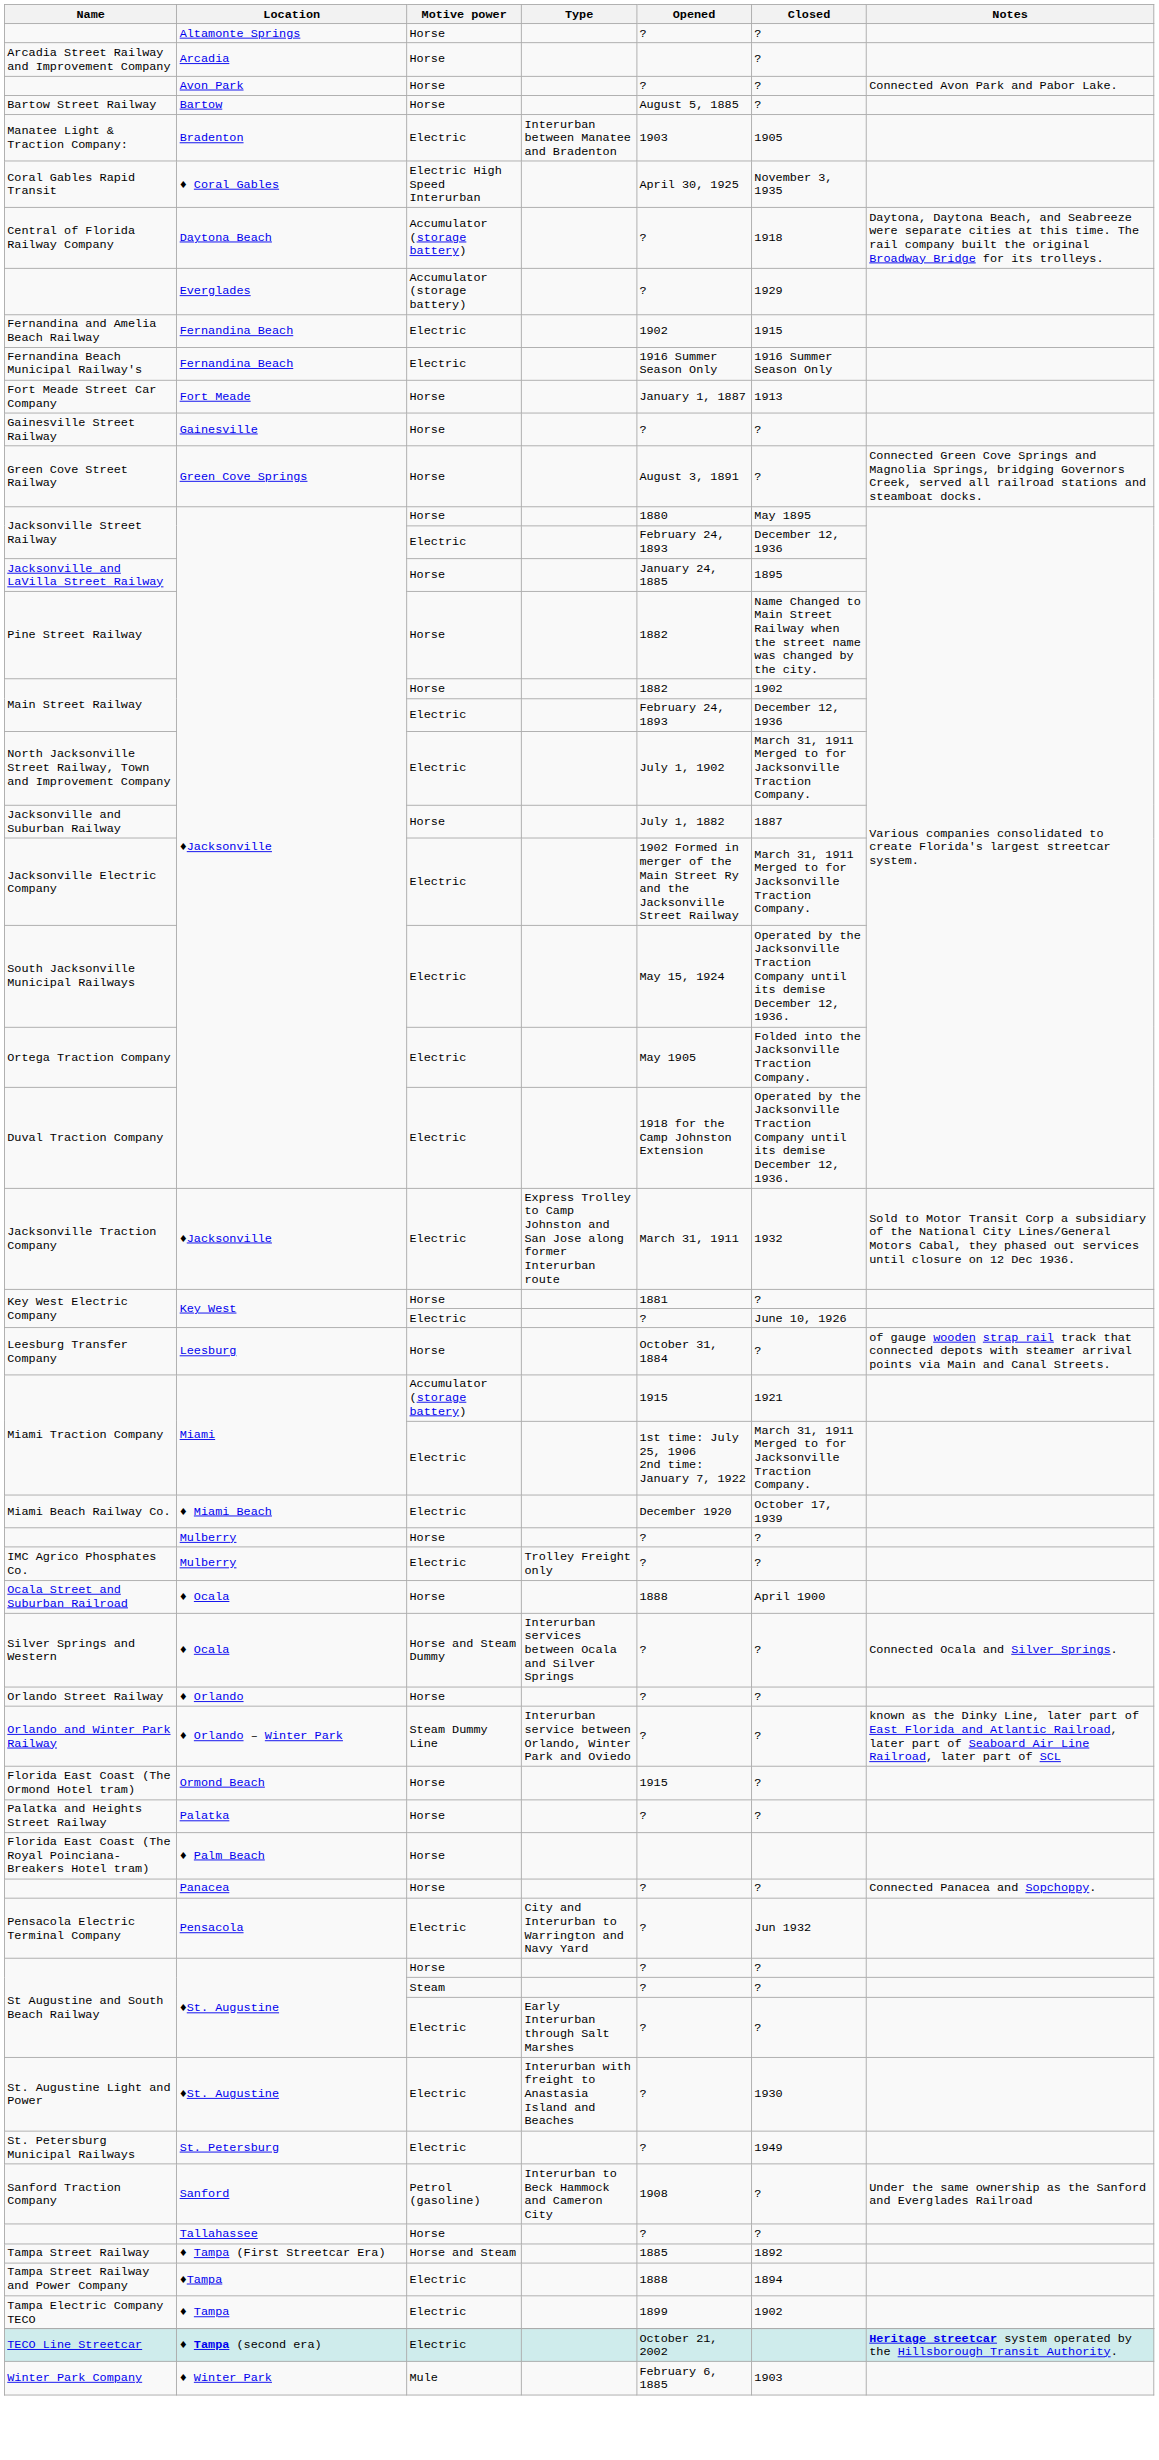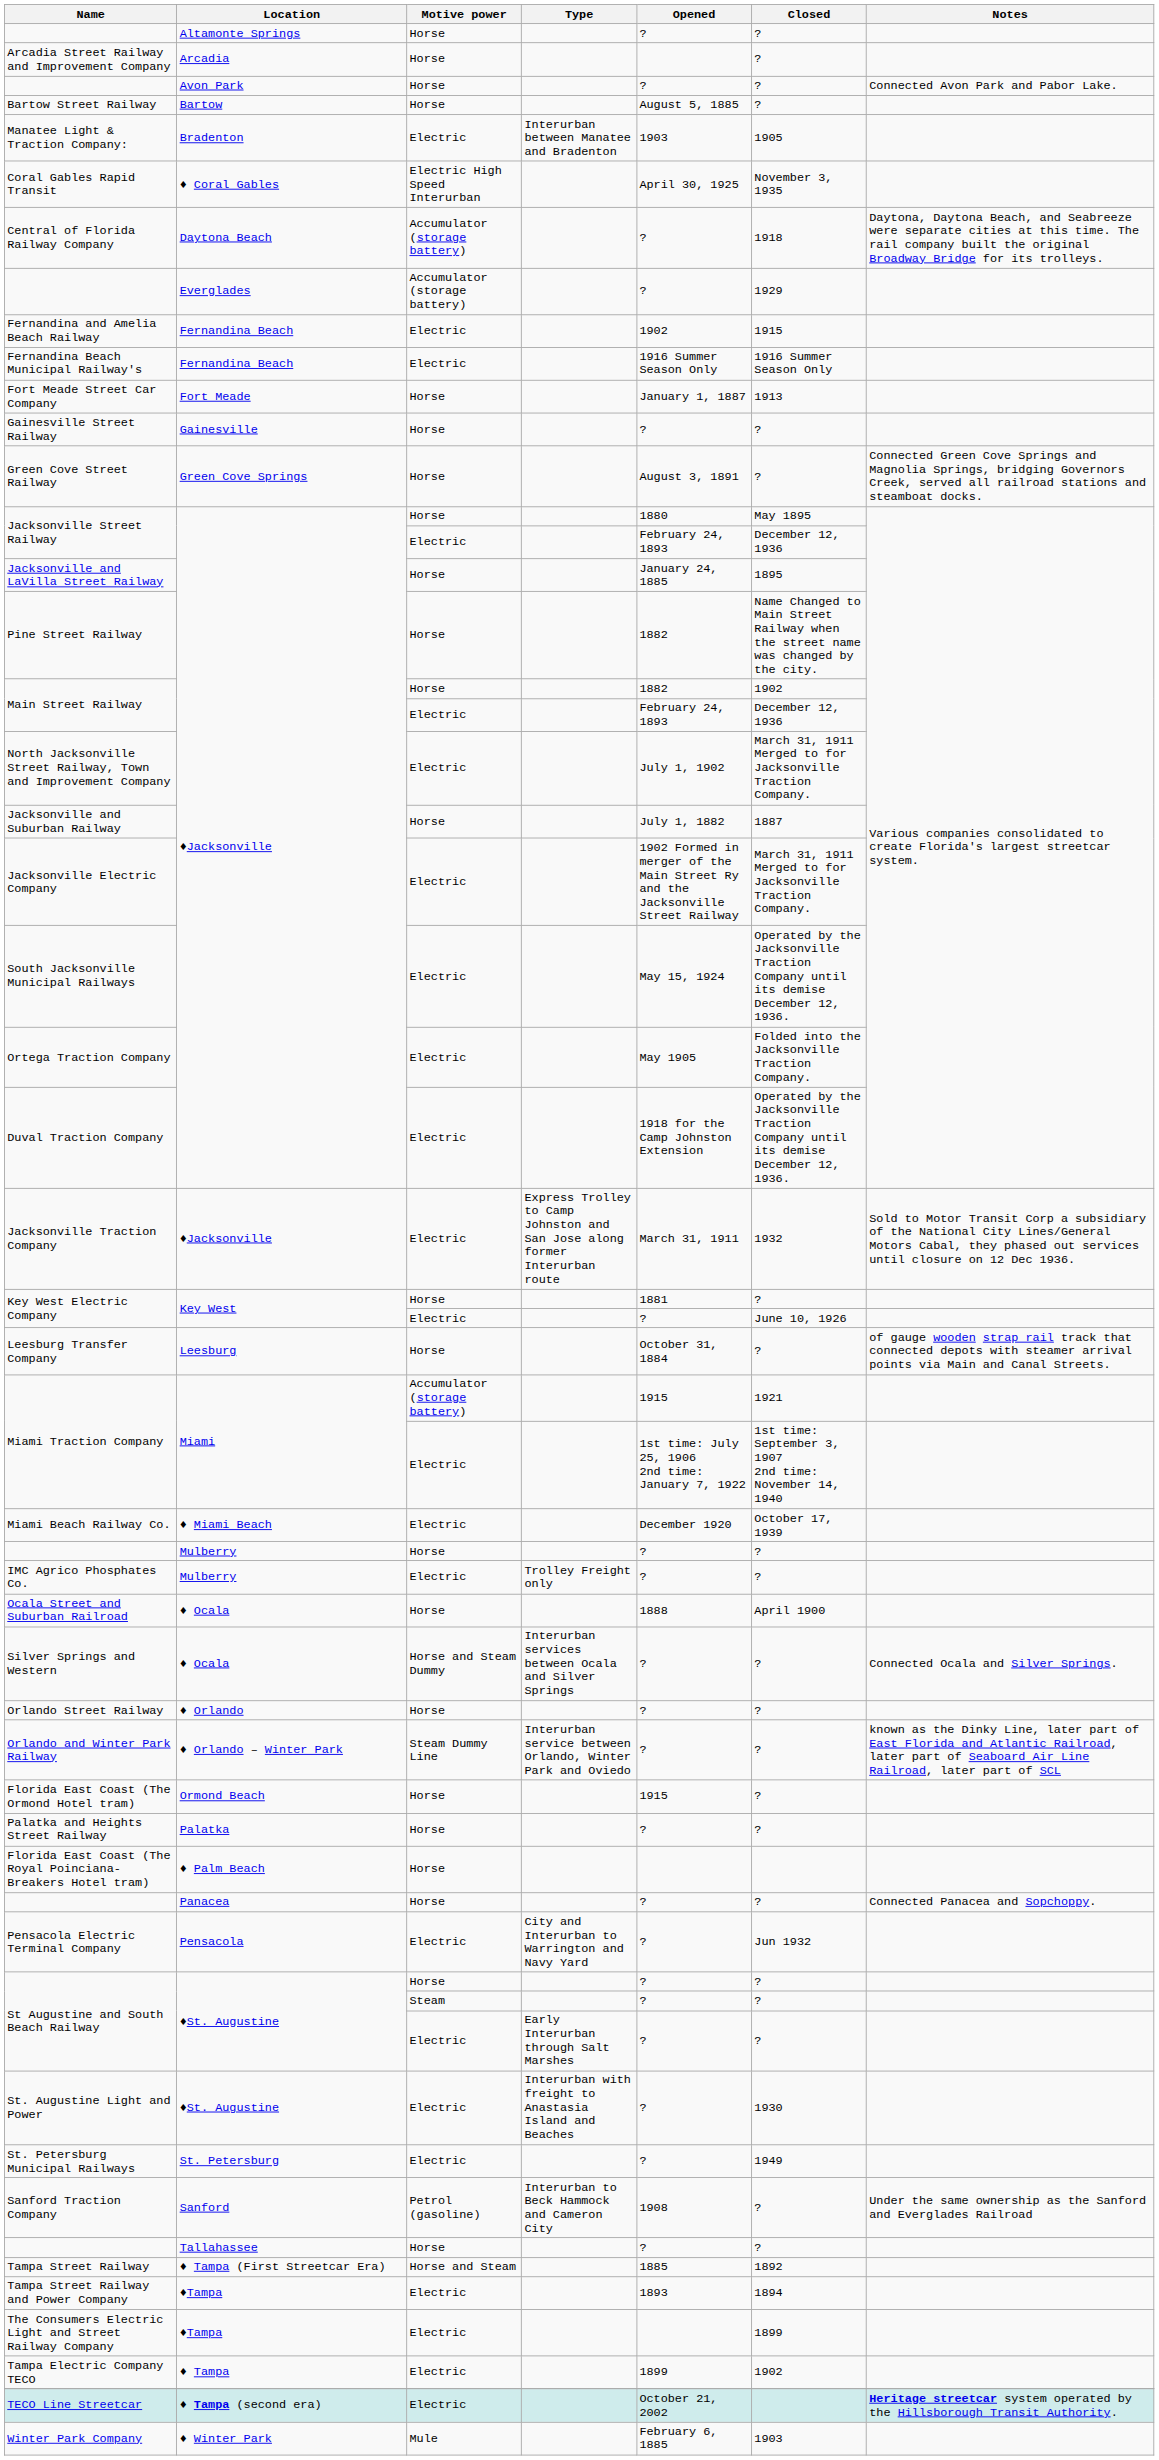(804, 1458) March 31, 1911 Merged to for Jacksonville Traction Company. -> (797, 1465) 1st time: September 3, 1907 2nd time: November 14, 1940
(654, 2279) 1888 -> (654, 2293) 1893
+ row: (85, 2333)
